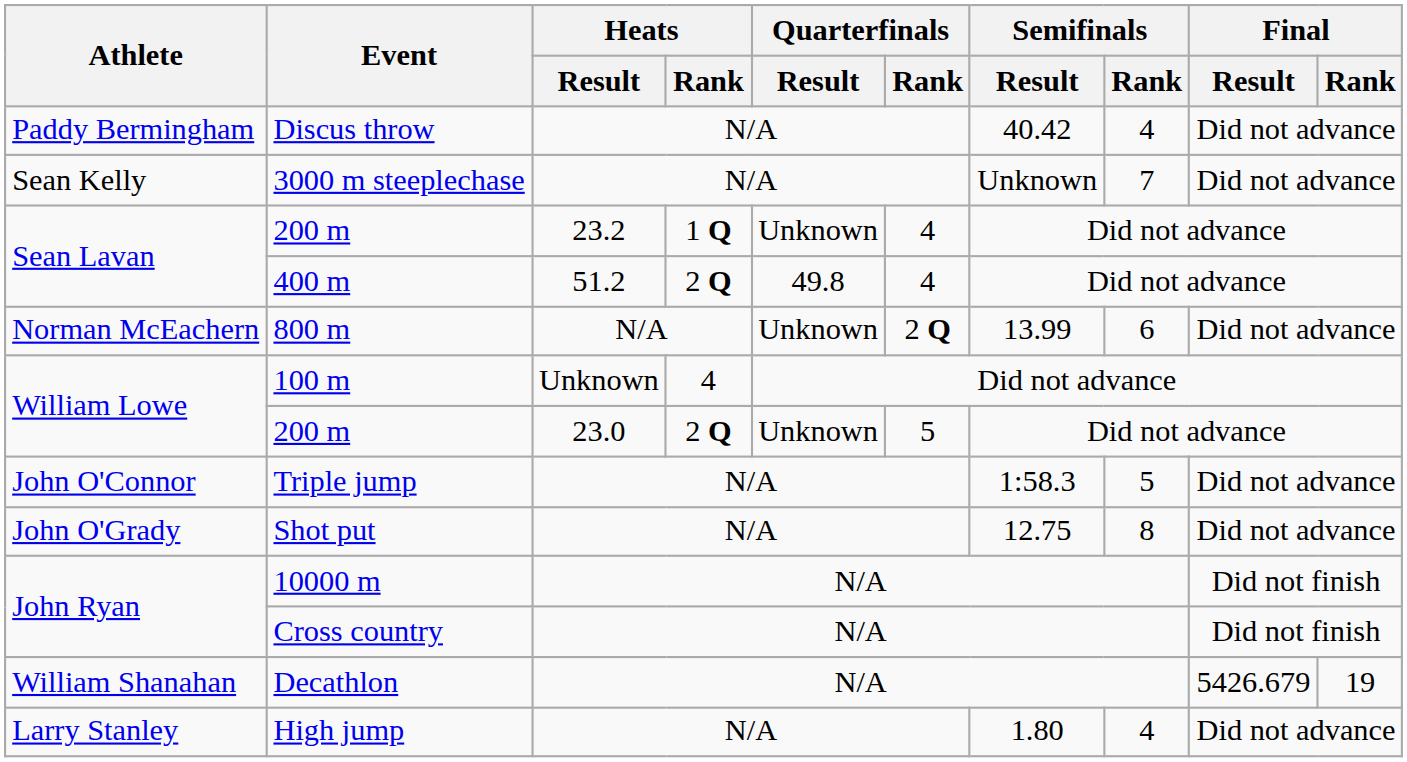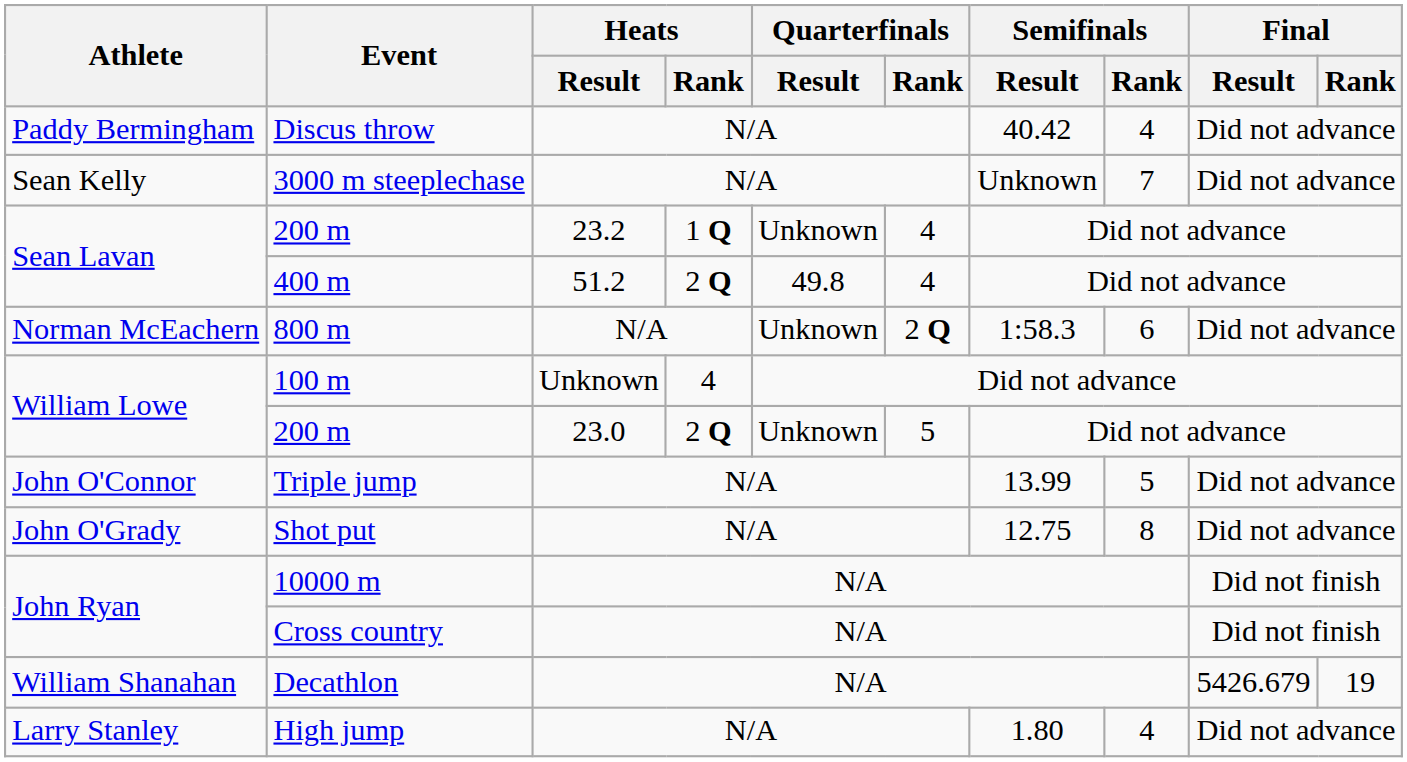(1037, 330) 13.99 -> (1037, 330) 1:58.3
(1037, 480) 1:58.3 -> (1037, 480) 13.99
